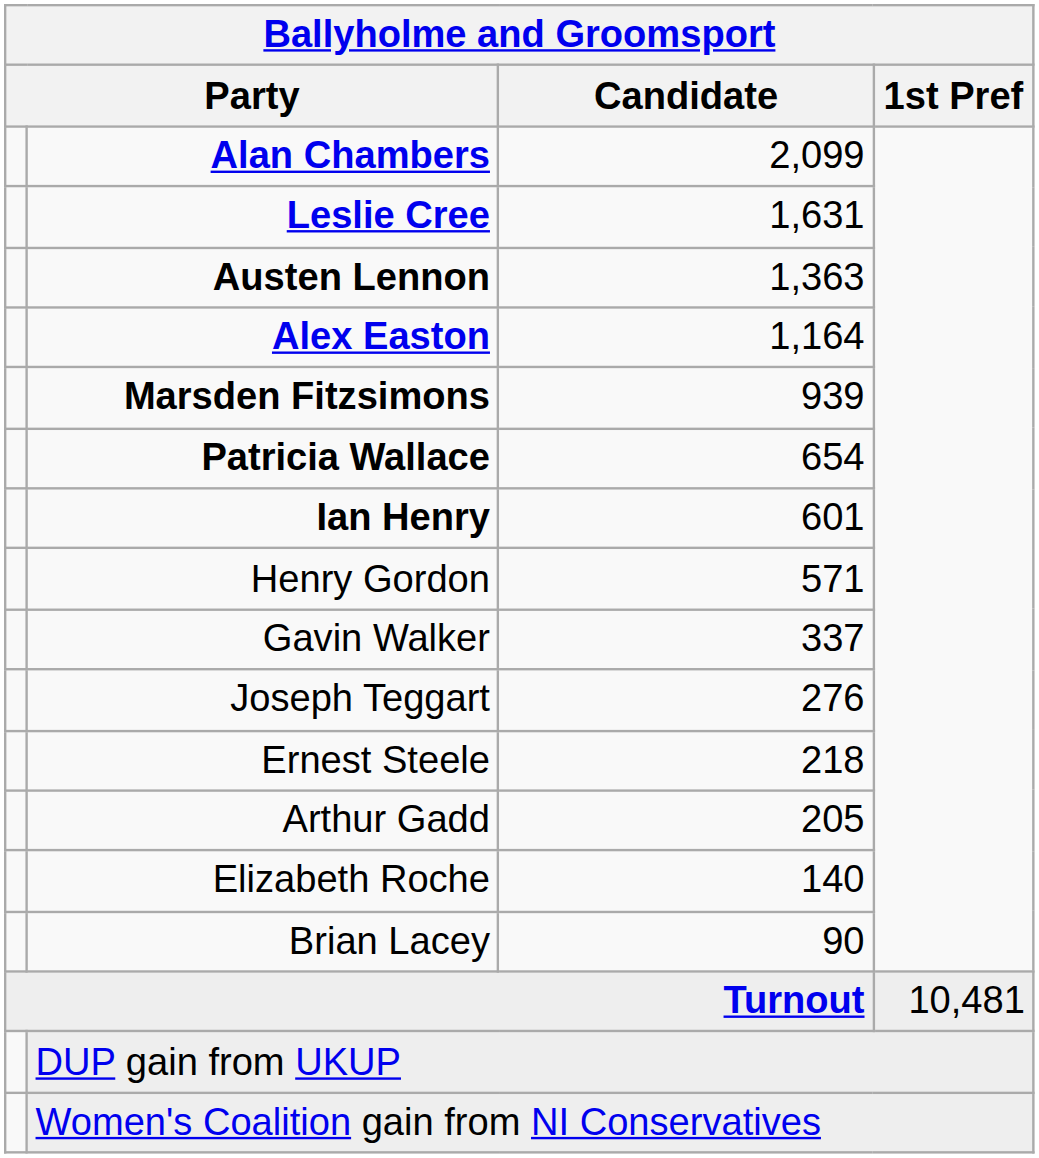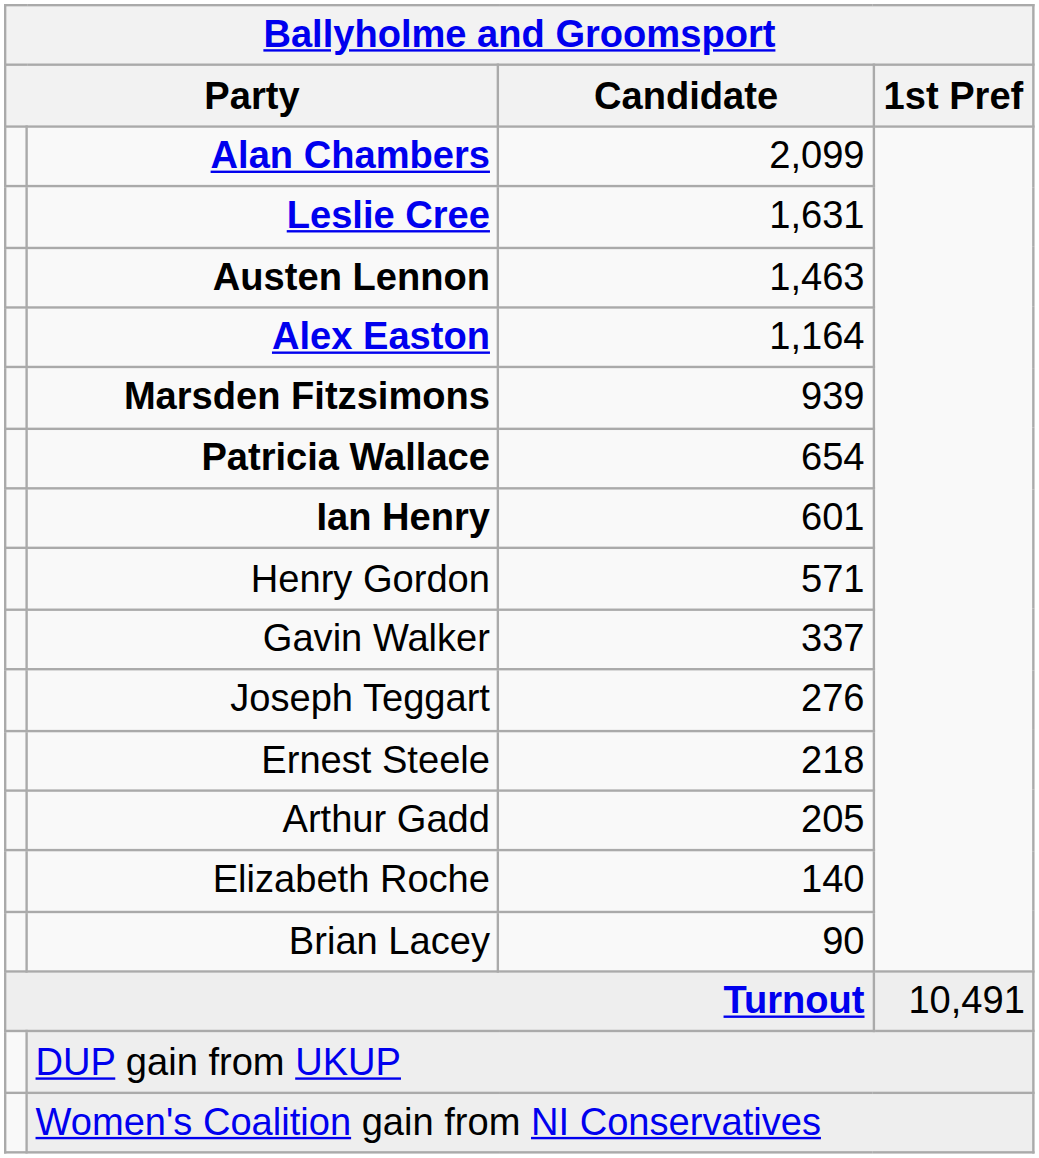(817, 276) 1,363 -> (817, 276) 1,463
(967, 1000) 10,481 -> (967, 1000) 10,491
